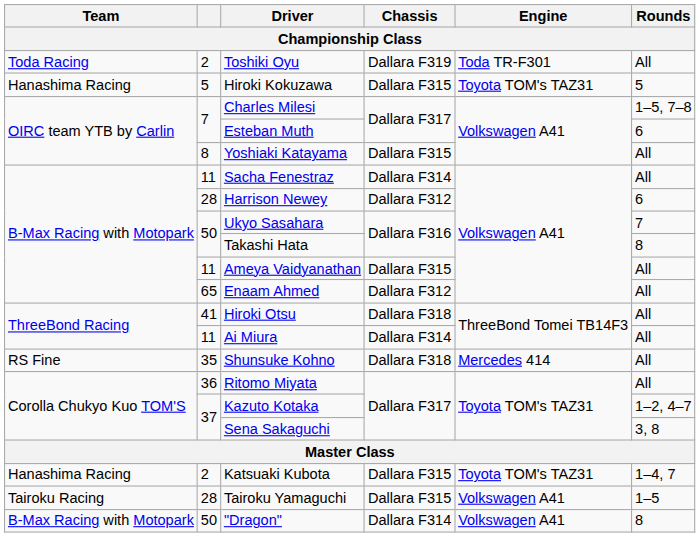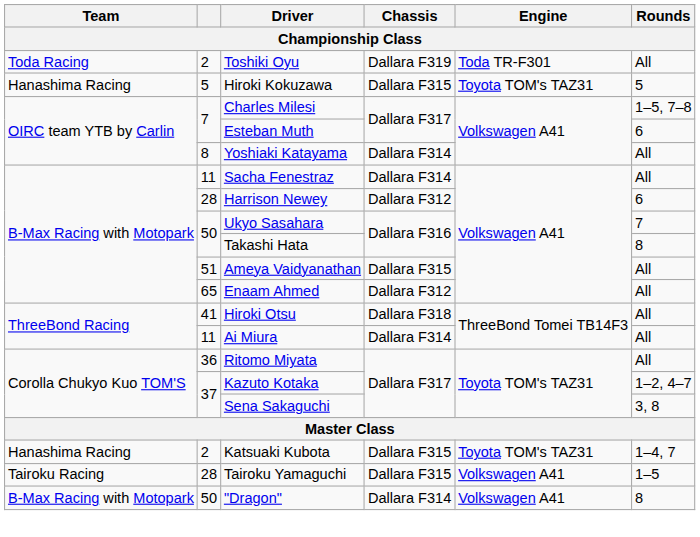(410, 153) Dallara F315 -> (410, 153) Dallara F314
(208, 268) 11 -> (209, 268) 51
- row: (279, 360)
